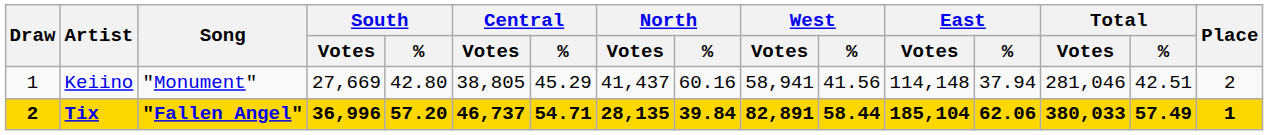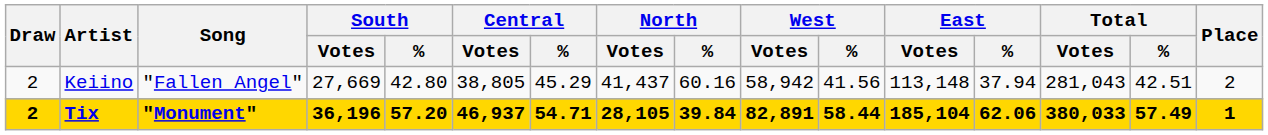(32, 83) 1 -> (32, 83) 2
(200, 83) "Monument" -> (223, 83) "Fallen Angel"
(780, 83) 58,941 -> (780, 83) 58,942
(930, 83) 114,148 -> (930, 83) 113,148
(1086, 83) 281,046 -> (1086, 83) 281,043
(223, 114) "Fallen Angel" -> (200, 114) "Monument"
(347, 114) 36,996 -> (347, 114) 36,196
(491, 114) 46,737 -> (491, 114) 46,937
(635, 114) 28,135 -> (635, 114) 28,105
